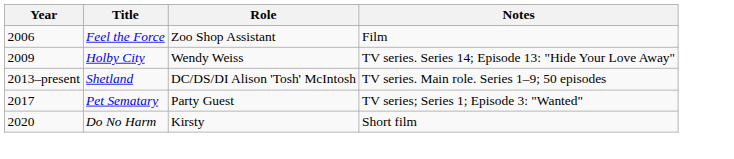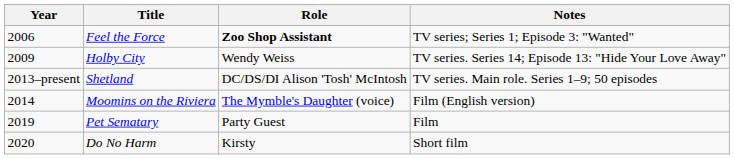(223, 36) normal -> (277, 36) bold
(375, 36) Film -> (523, 36) TV series; Series 1; Episode 3: "Wanted"
+ row: (151, 100)
(21, 100) 2017 -> (21, 121) 2019
(473, 100) TV series; Series 1; Episode 3: "Wanted" -> (426, 121) Film
